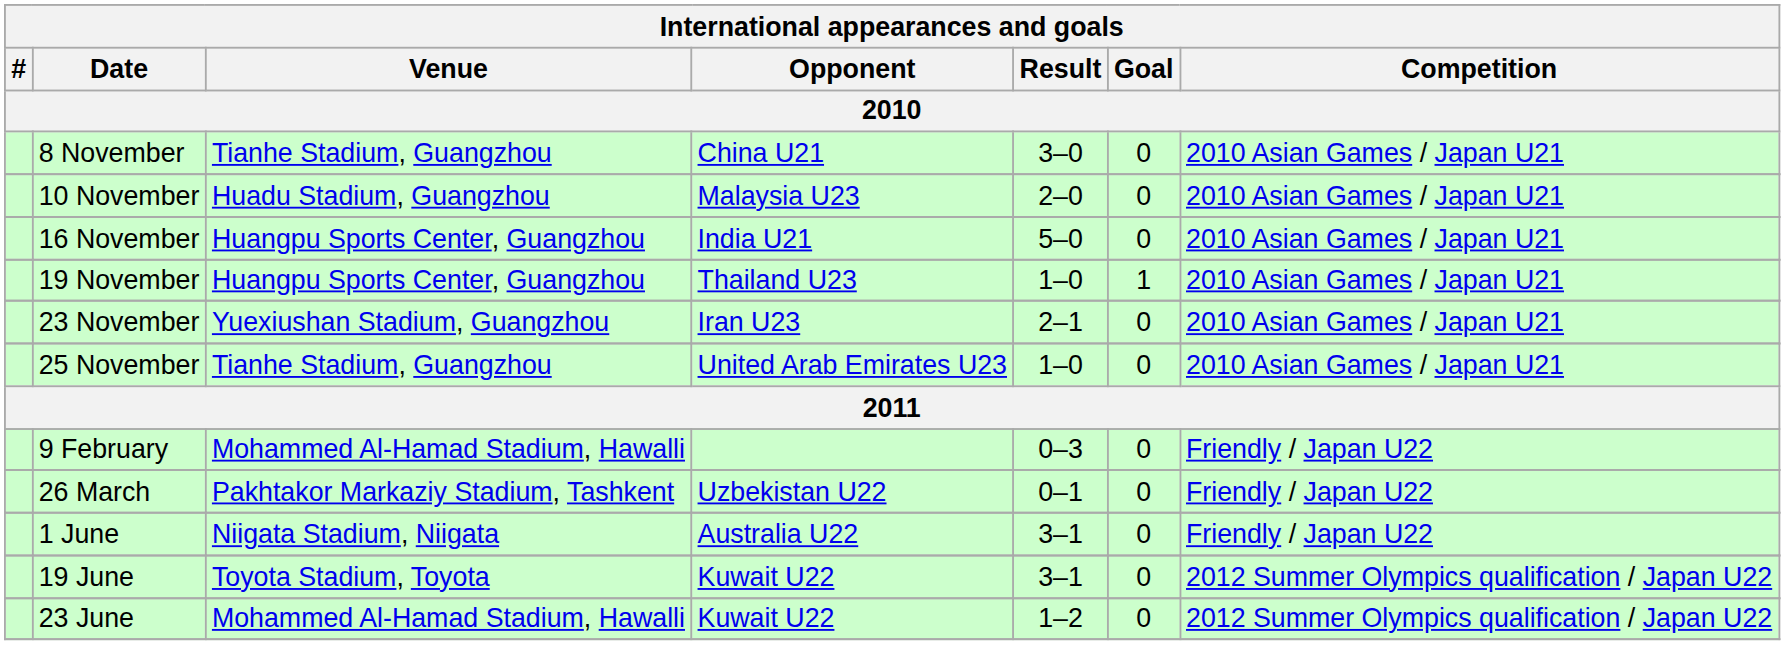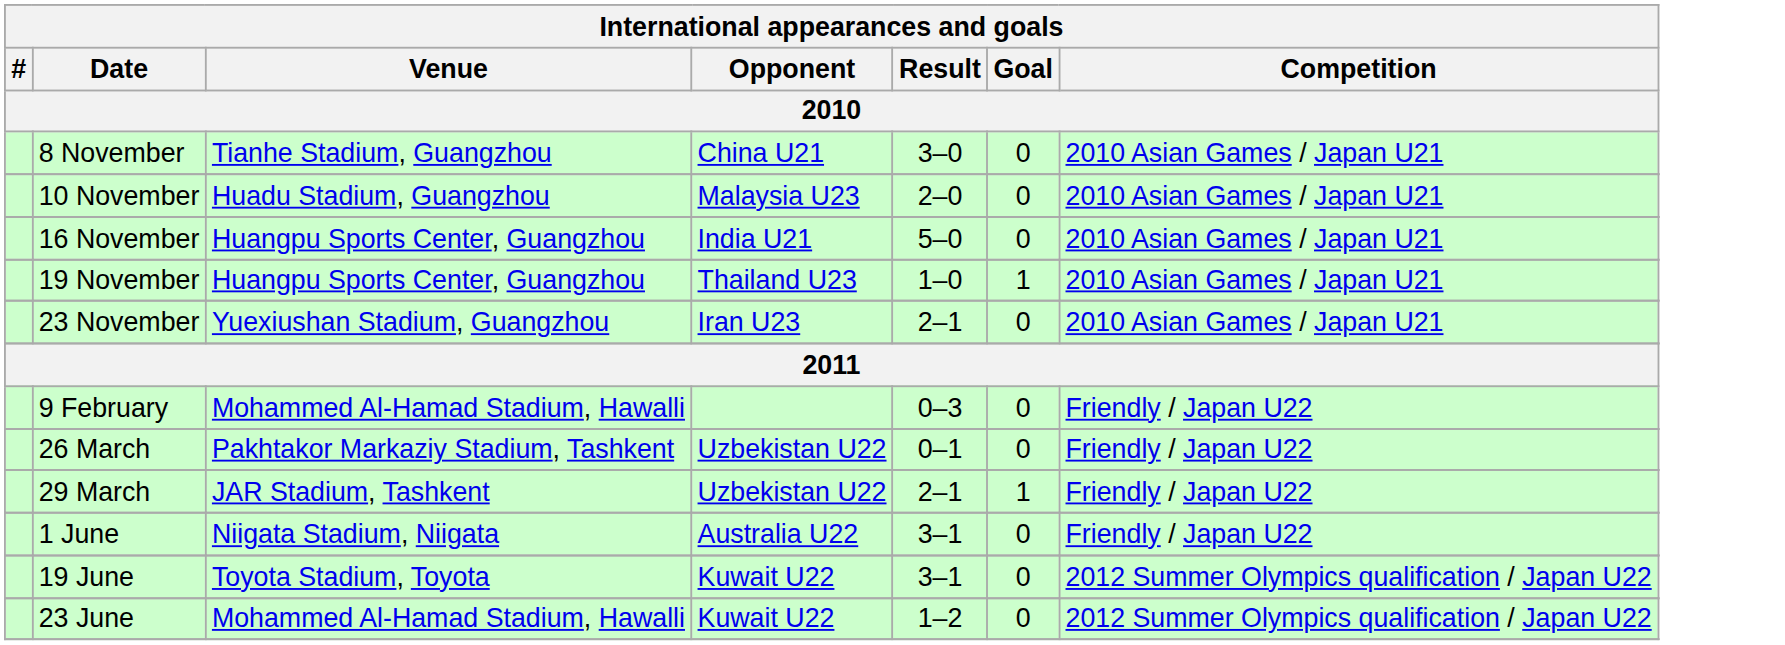- row: (119, 365)
+ row: (94, 492)
